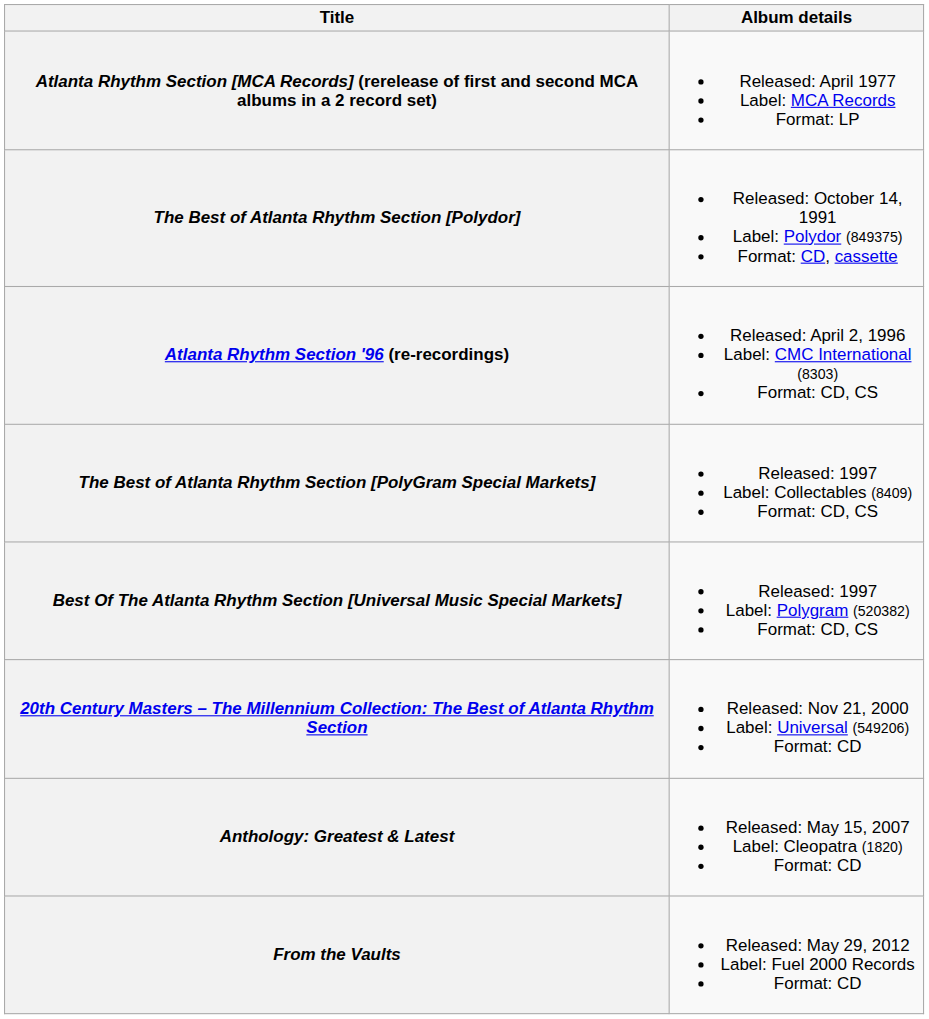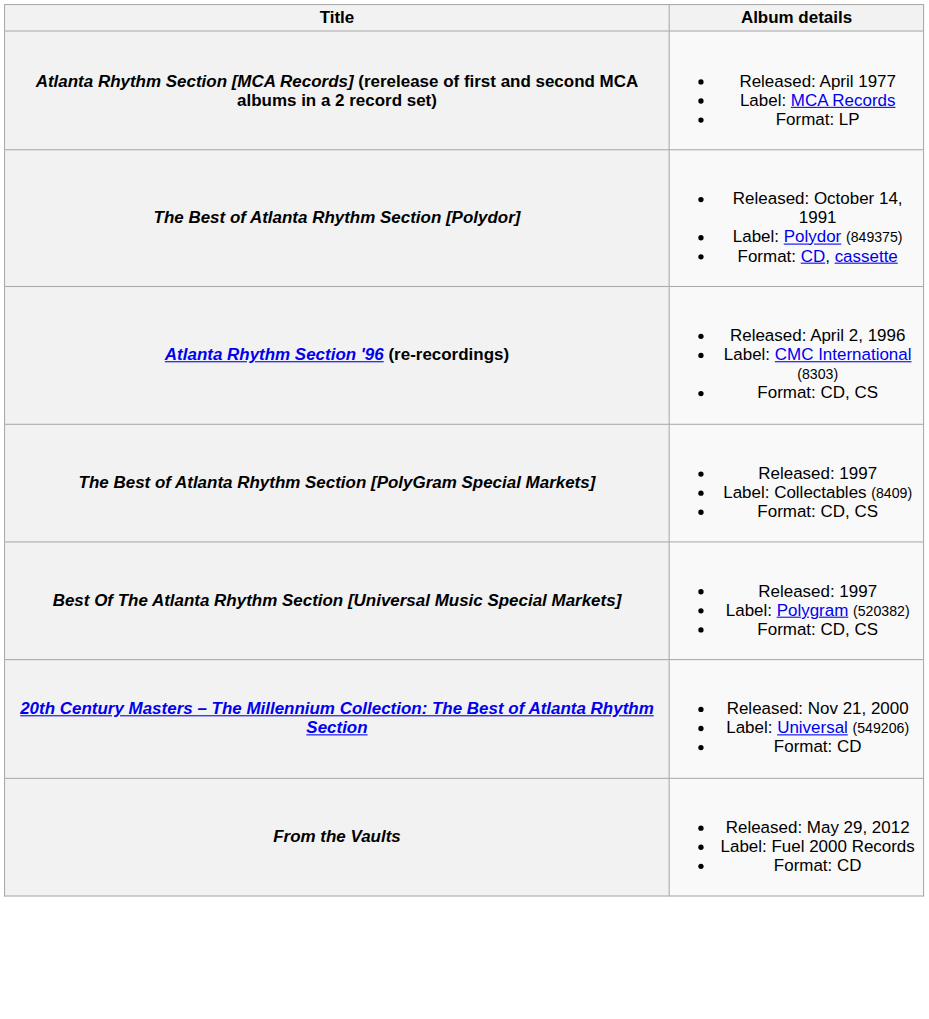- row: (337, 836)
